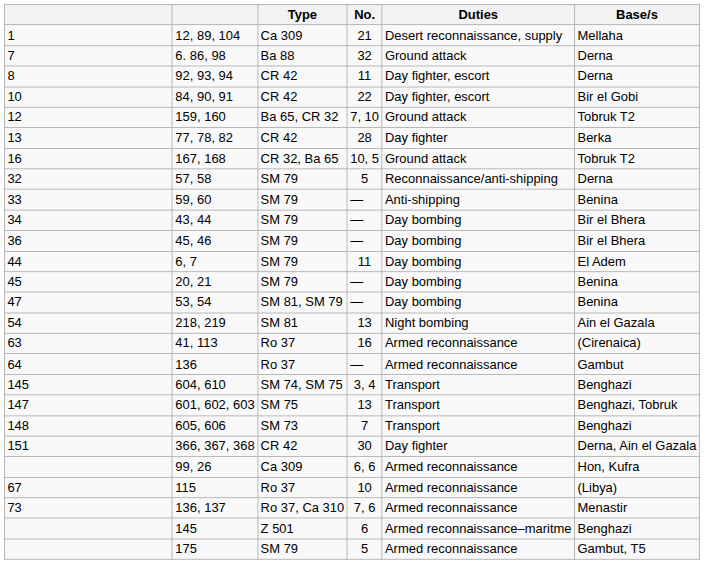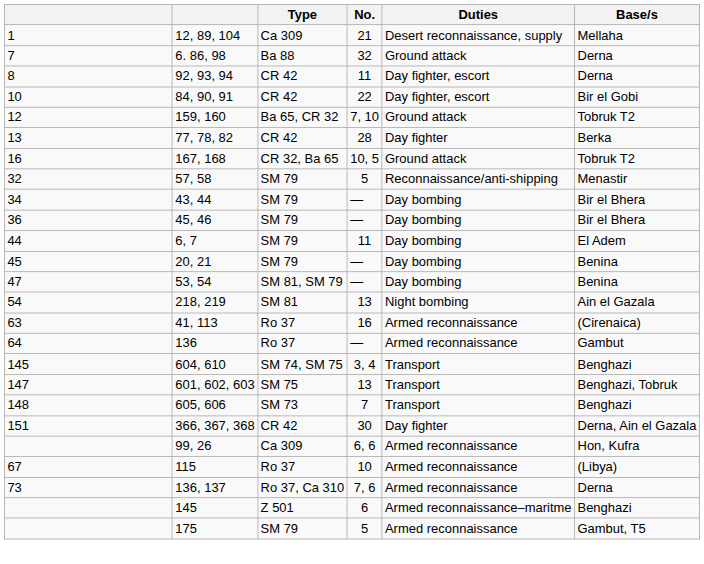(595, 179) Derna -> (602, 179) Menastir
- row: (193, 199)
(602, 508) Menastir -> (595, 487) Derna
